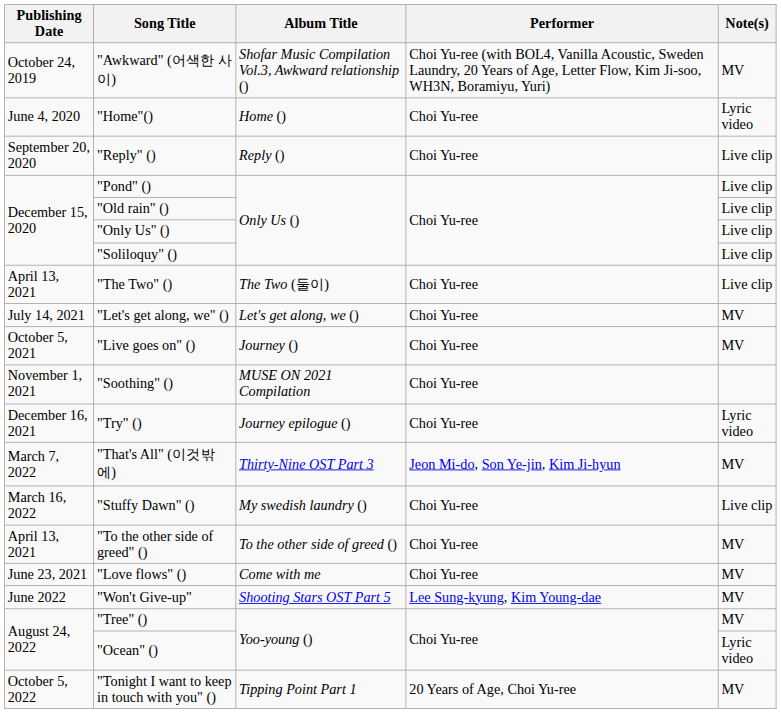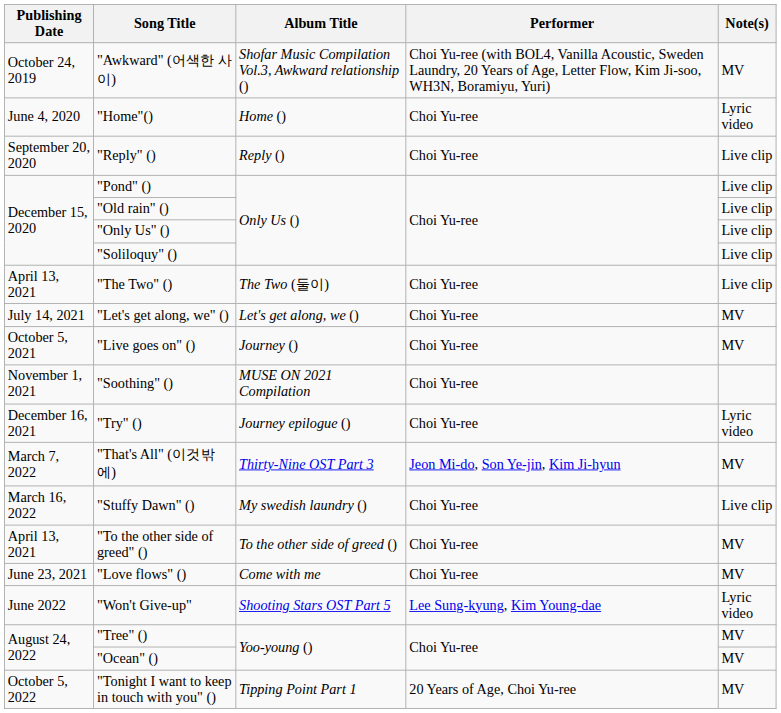(733, 597) MV -> (737, 605) Lyric video
(737, 650) Lyric video -> (733, 658) MV
